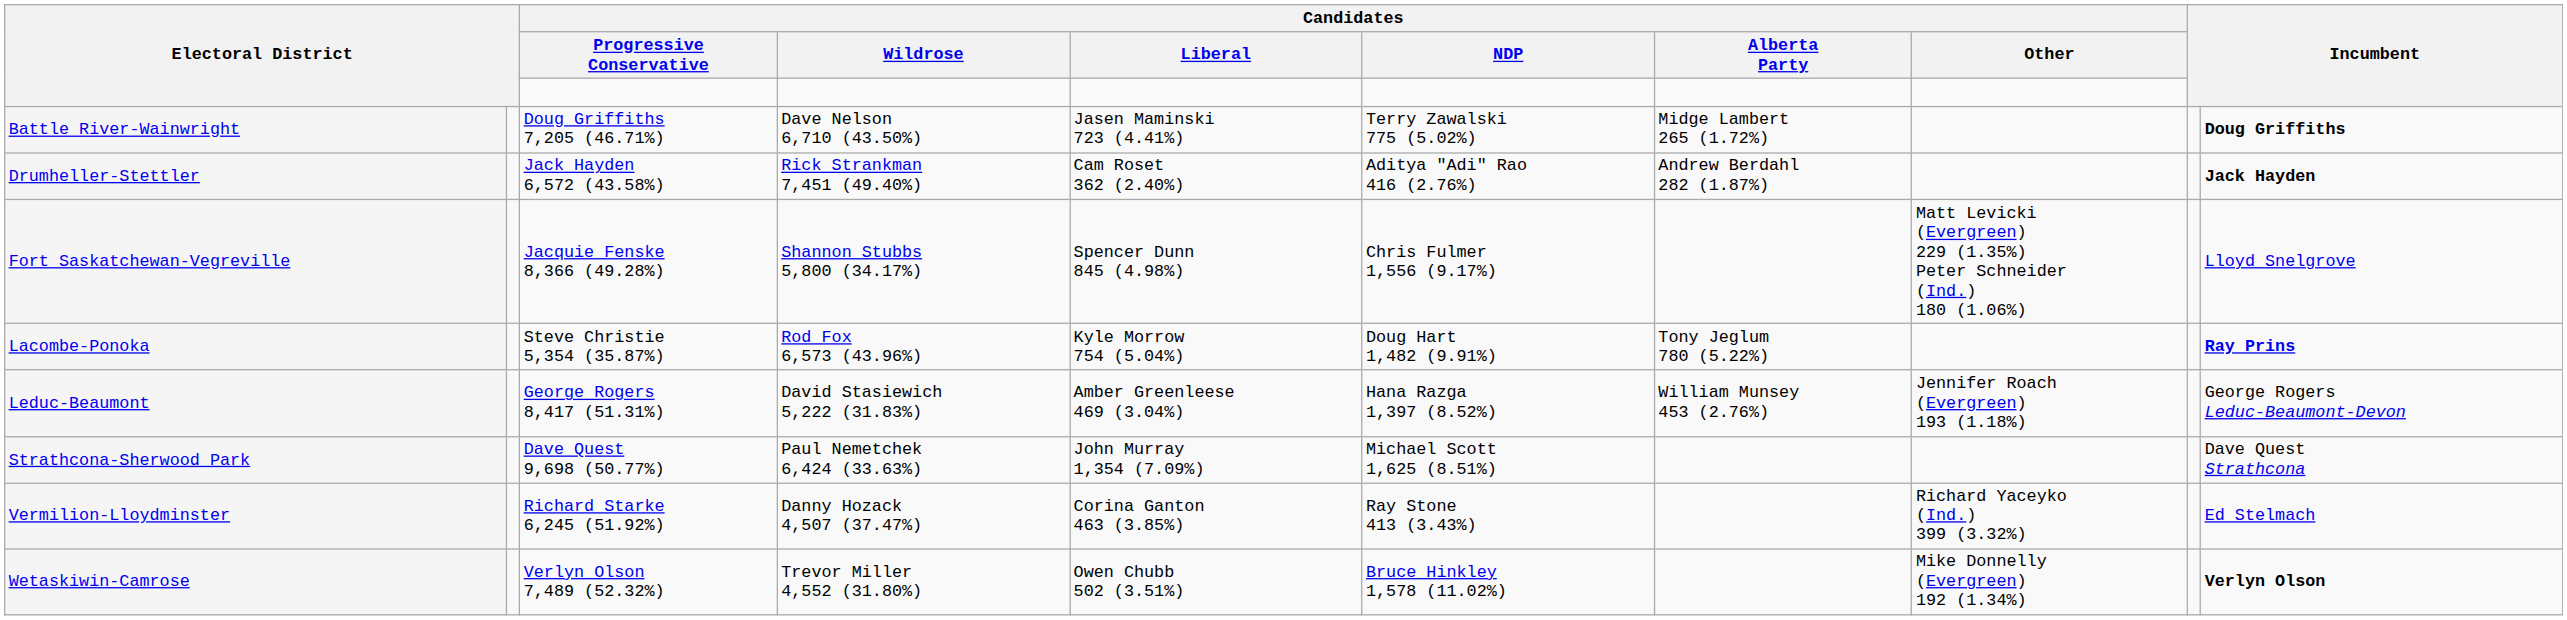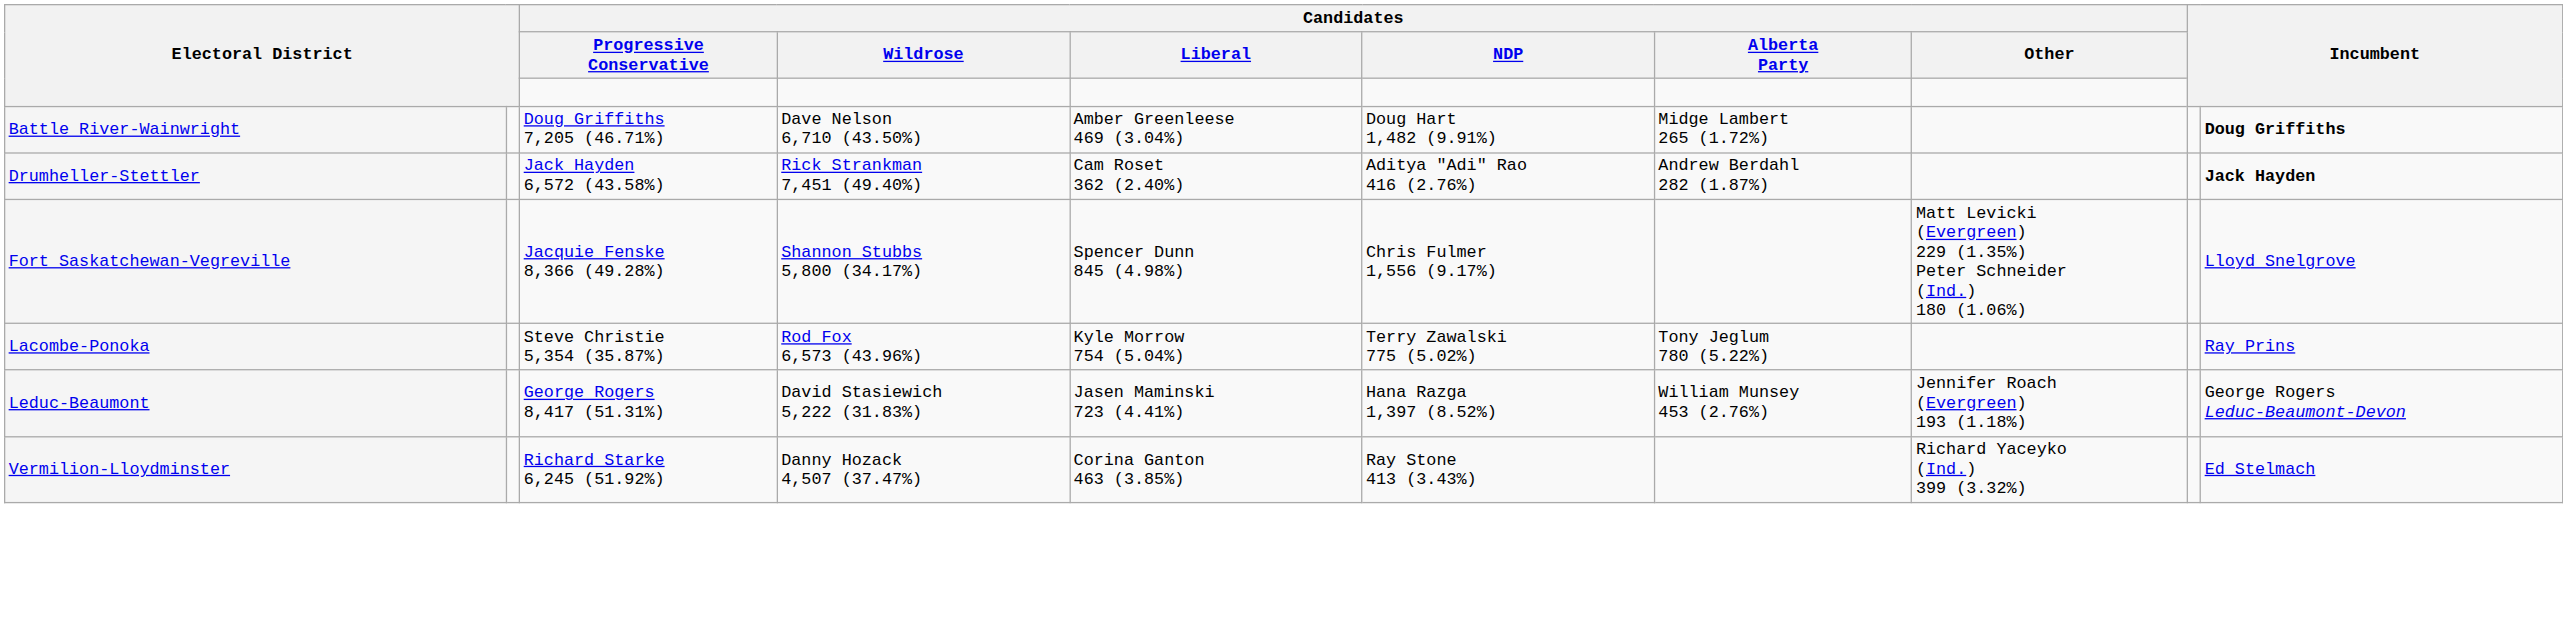(1144, 129) Jasen Maminski 723 (4.41%) -> (1154, 129) Amber Greenleese 469 (3.04%)
(1436, 129) Terry Zawalski 775 (5.02%) -> (1431, 129) Doug Hart 1,482 (9.91%)
(1431, 347) Doug Hart 1,482 (9.91%) -> (1436, 347) Terry Zawalski 775 (5.02%)
(2250, 347) bold -> (2250, 347) normal
(1154, 403) Amber Greenleese 469 (3.04%) -> (1144, 403) Jasen Maminski 723 (4.41%)
- row: (129, 459)
- row: (99, 582)
